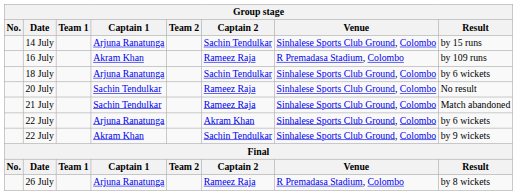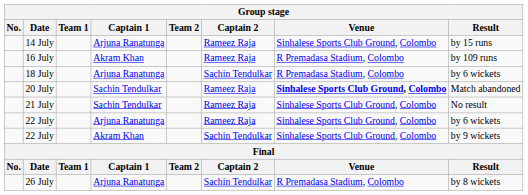(238, 43) Sachin Tendulkar -> (230, 43) Rameez Raja
(356, 74) Sinhalese Sports Club Ground, Colombo -> (340, 74) R Premadasa Stadium, Colombo
(356, 89) normal -> (361, 89) bold
(459, 89) No result -> (486, 89) Match abandoned
(476, 105) Match abandoned -> (469, 105) No result
(229, 120) Akram Khan -> (230, 120) Rameez Raja
(230, 182) Rameez Raja -> (238, 182) Sachin Tendulkar
